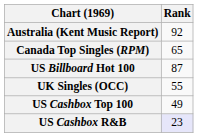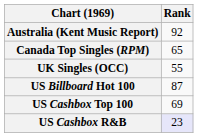rows swapped: (83, 86) <-> (83, 68)
(177, 104) 49 -> (177, 104) 69
